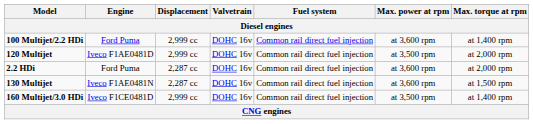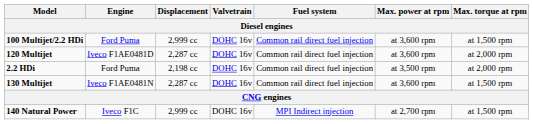(490, 39) at 1,400 rpm -> (490, 39) at 1,500 rpm
(183, 54) 2,999 cc -> (183, 54) 2,287 cc
(413, 54) at 3,500 rpm -> (413, 54) at 3,600 rpm
(183, 68) 2,287 cc -> (183, 68) 2,198 cc
(413, 68) at 3,600 rpm -> (413, 68) at 3,500 rpm
- row: (45, 96)
+ row: (41, 111)
